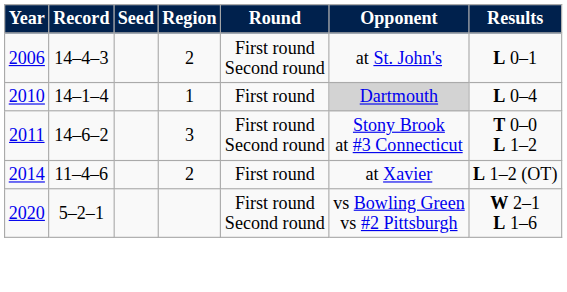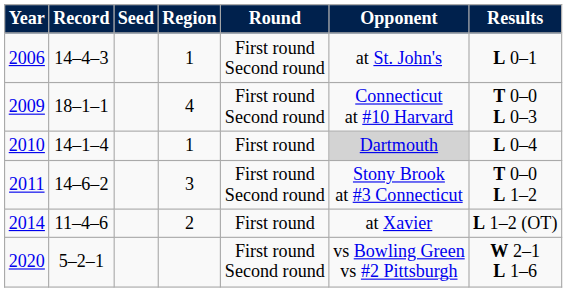(189, 57) 2 -> (189, 57) 1
+ row: (27, 106)
